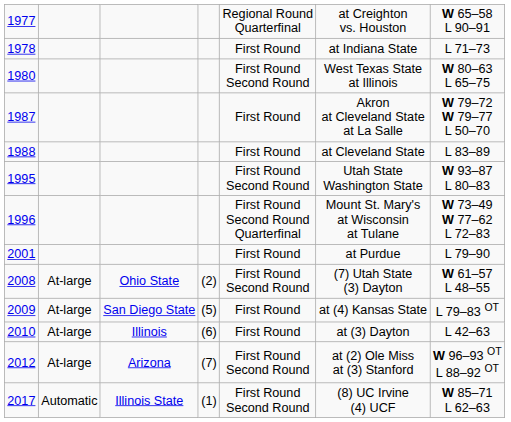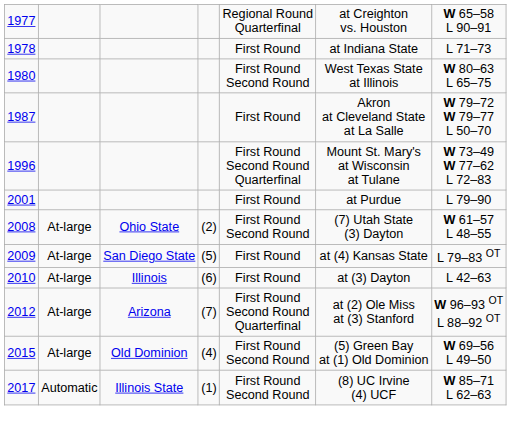- row: (21, 151)
- row: (21, 178)
(268, 362) First Round Second Round -> (268, 312) First Round Second Round Quarterfinal
+ row: (21, 353)
